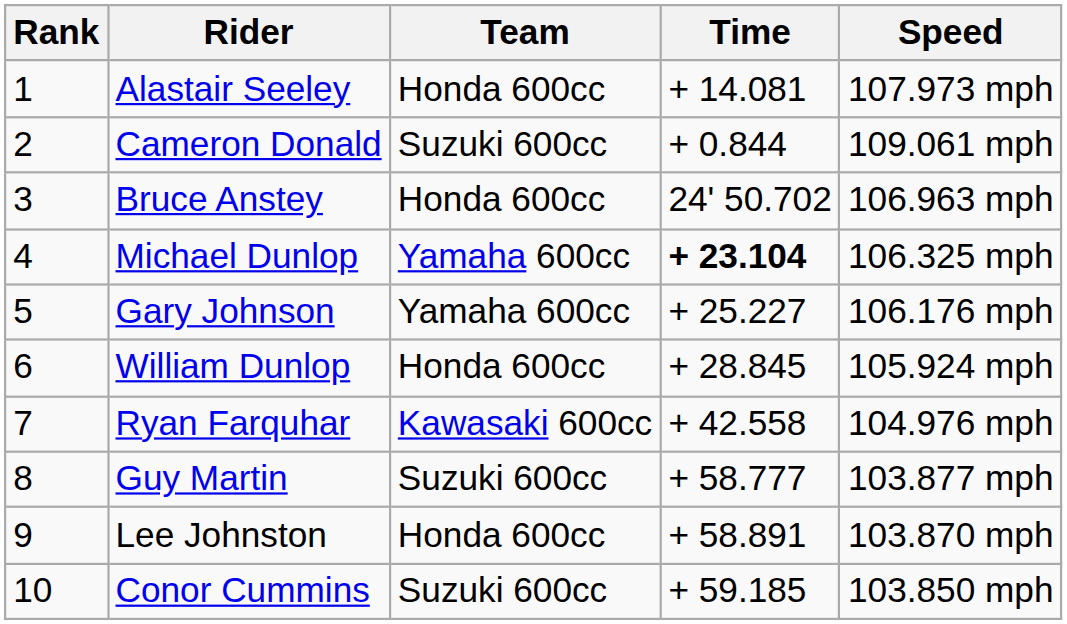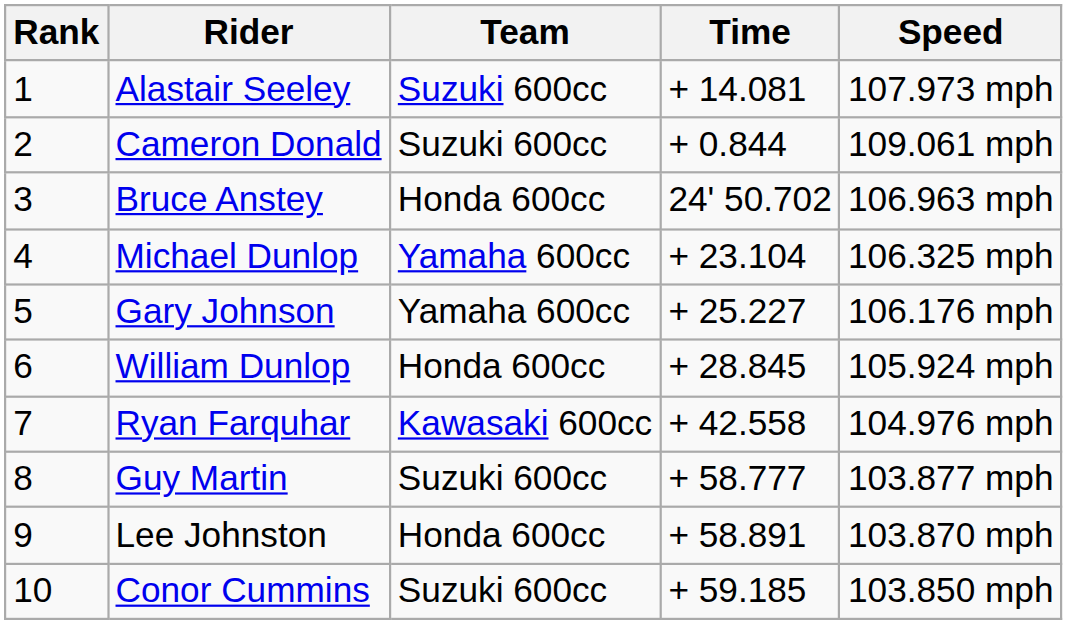(502, 88) Honda 600cc -> (503, 88) Suzuki 600cc
(737, 255) bold -> (737, 255) normal
